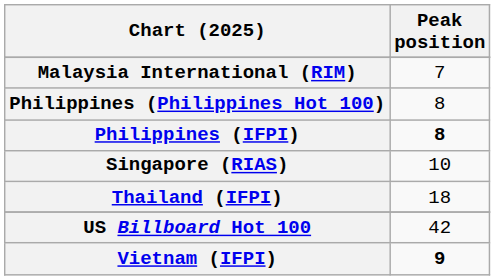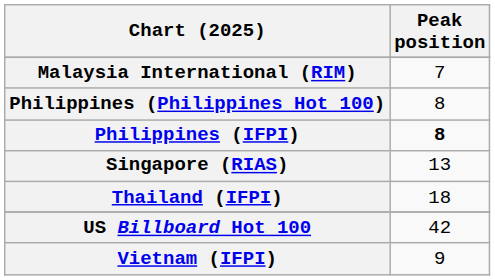(440, 166) 10 -> (440, 166) 13
(440, 259) bold -> (440, 259) normal
